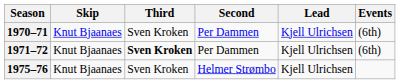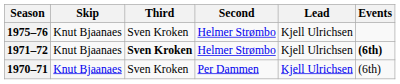rows swapped: (27, 32) <-> (27, 69)
(228, 50) Per Dammen -> (237, 50) Helmer Strømbo
(370, 50) normal -> (370, 50) bold
